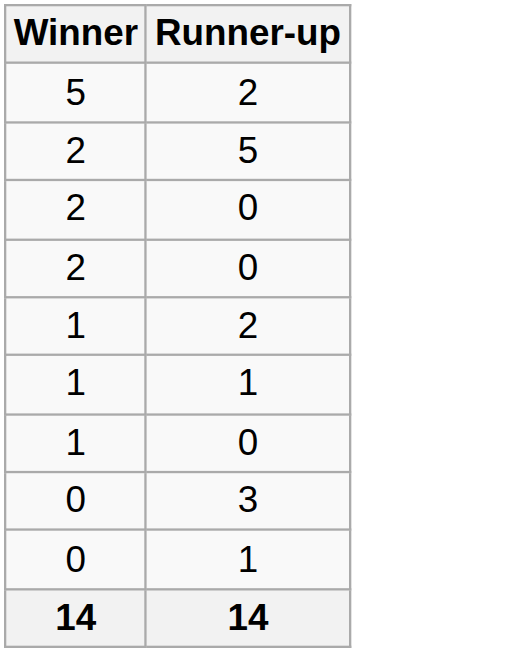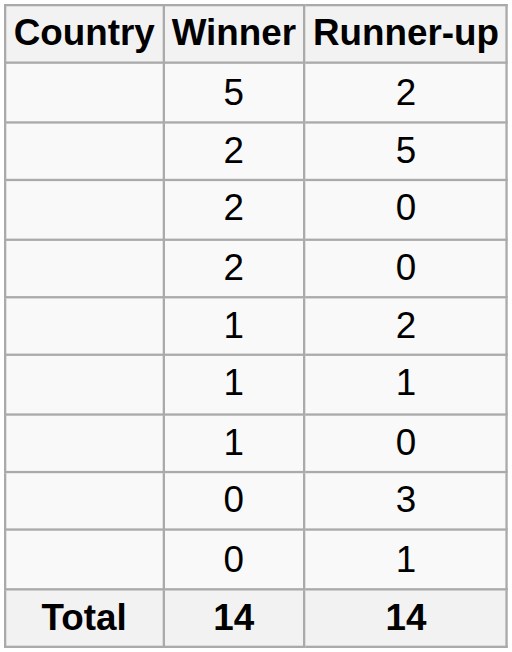+ column: (84, 33)
